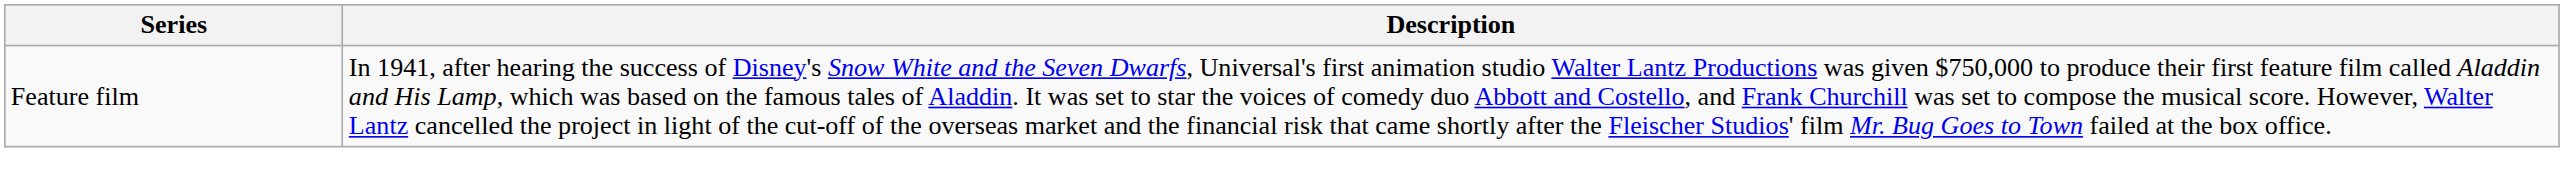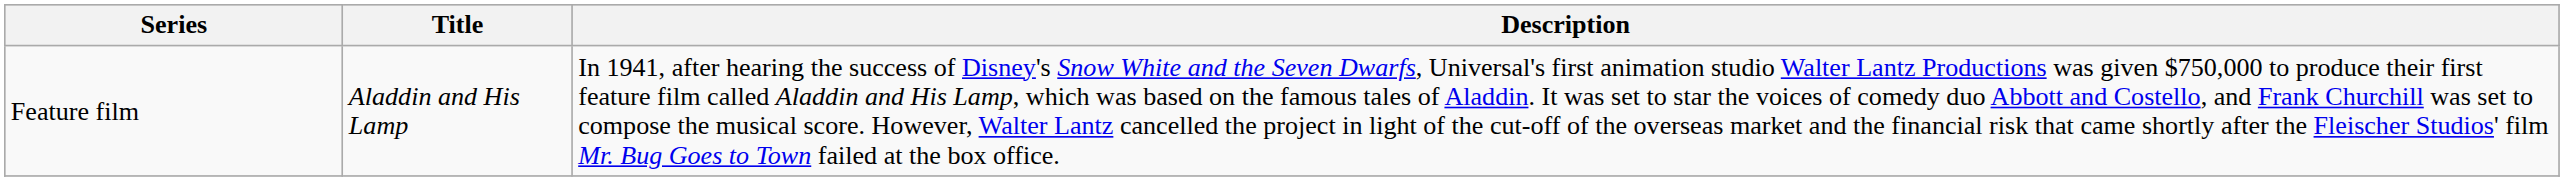+ column: (458, 25)
